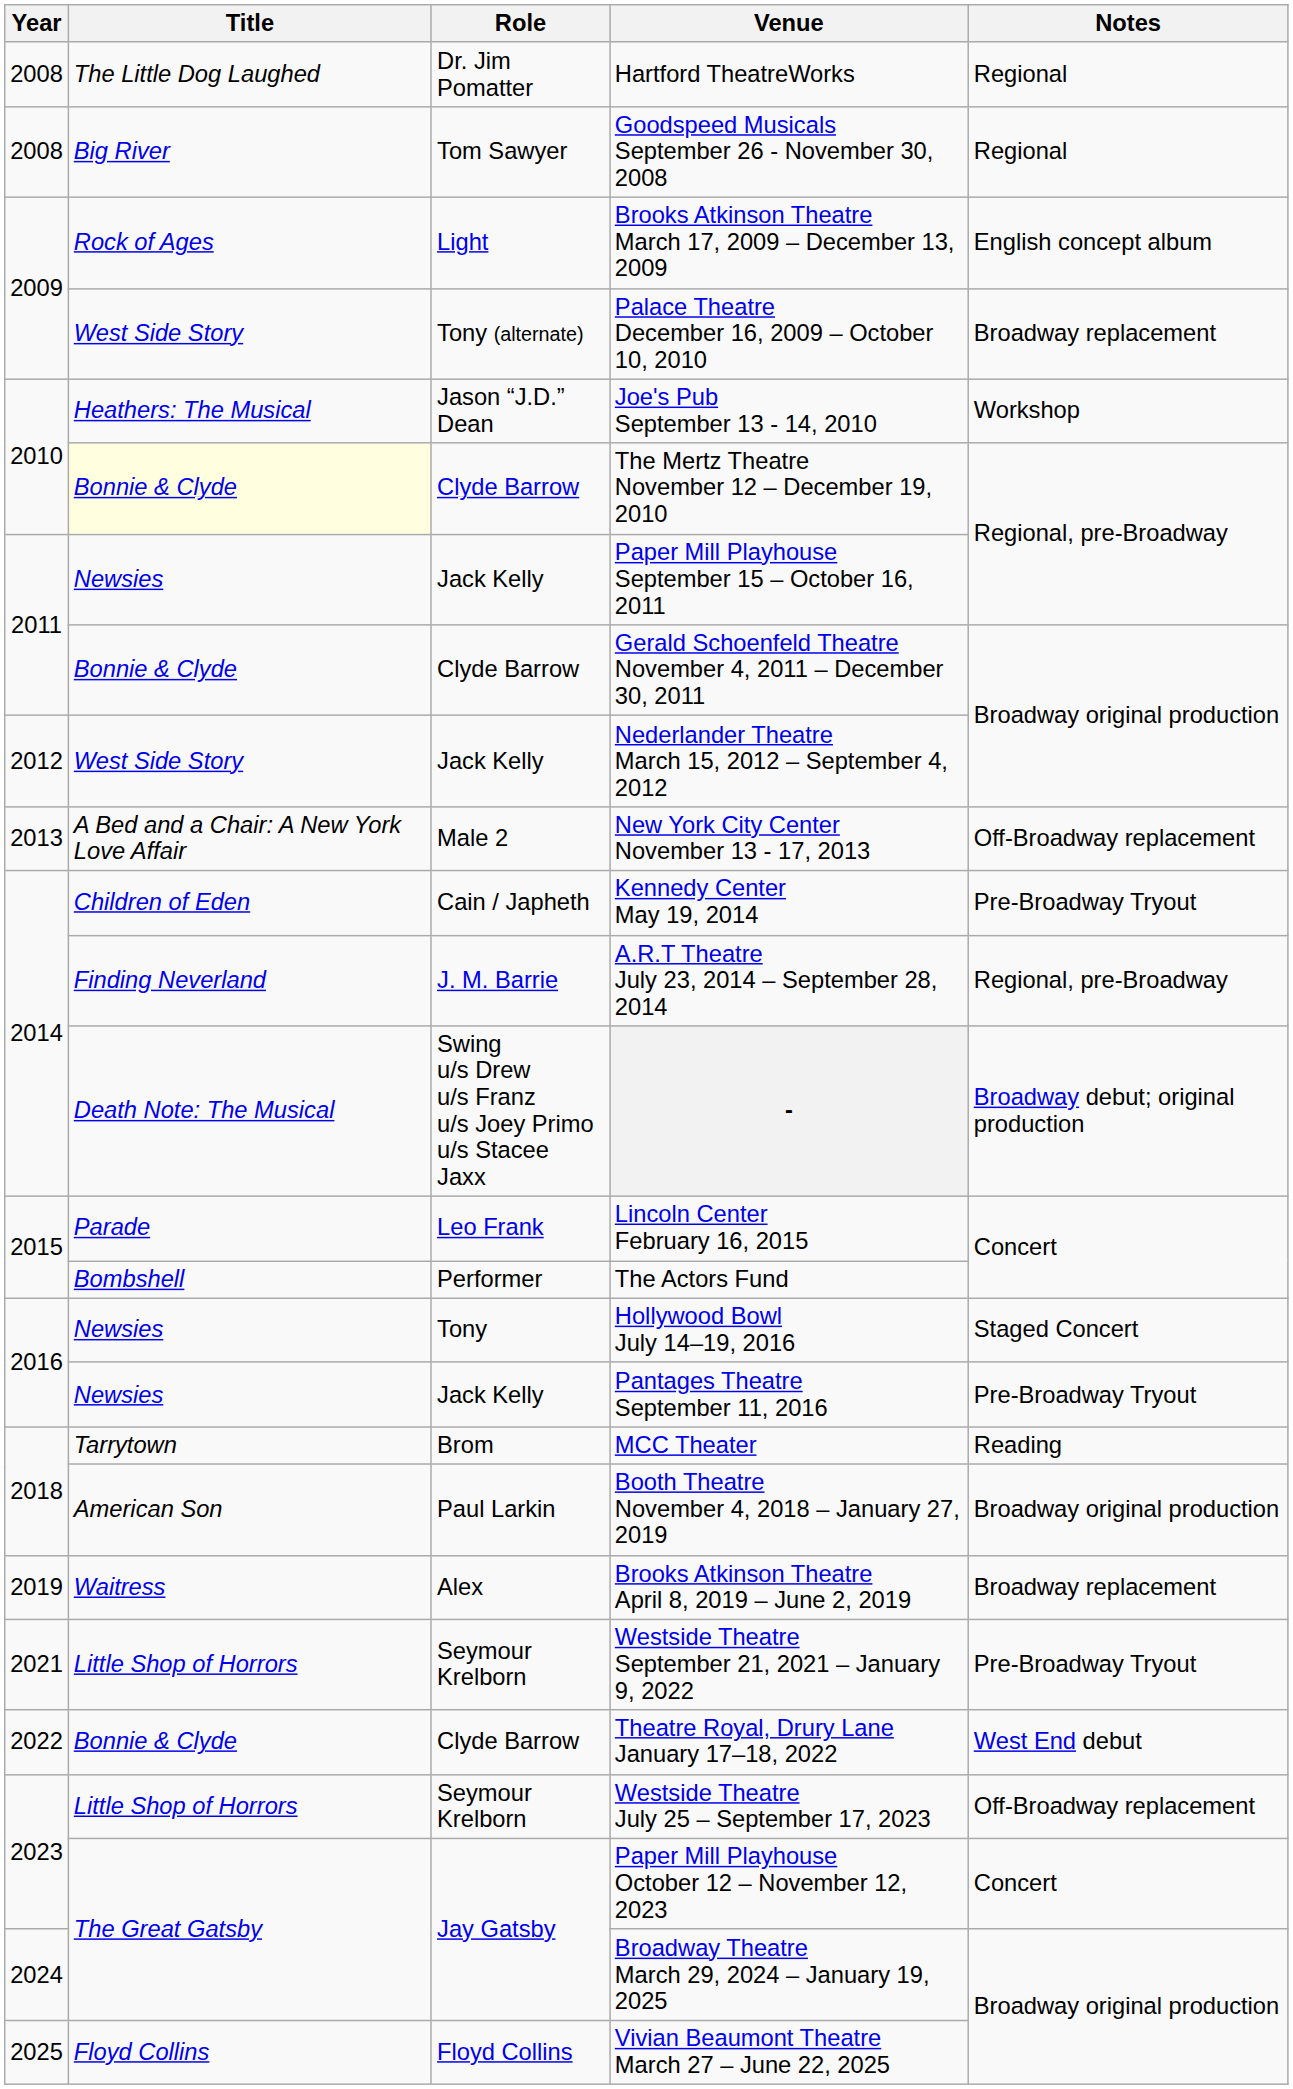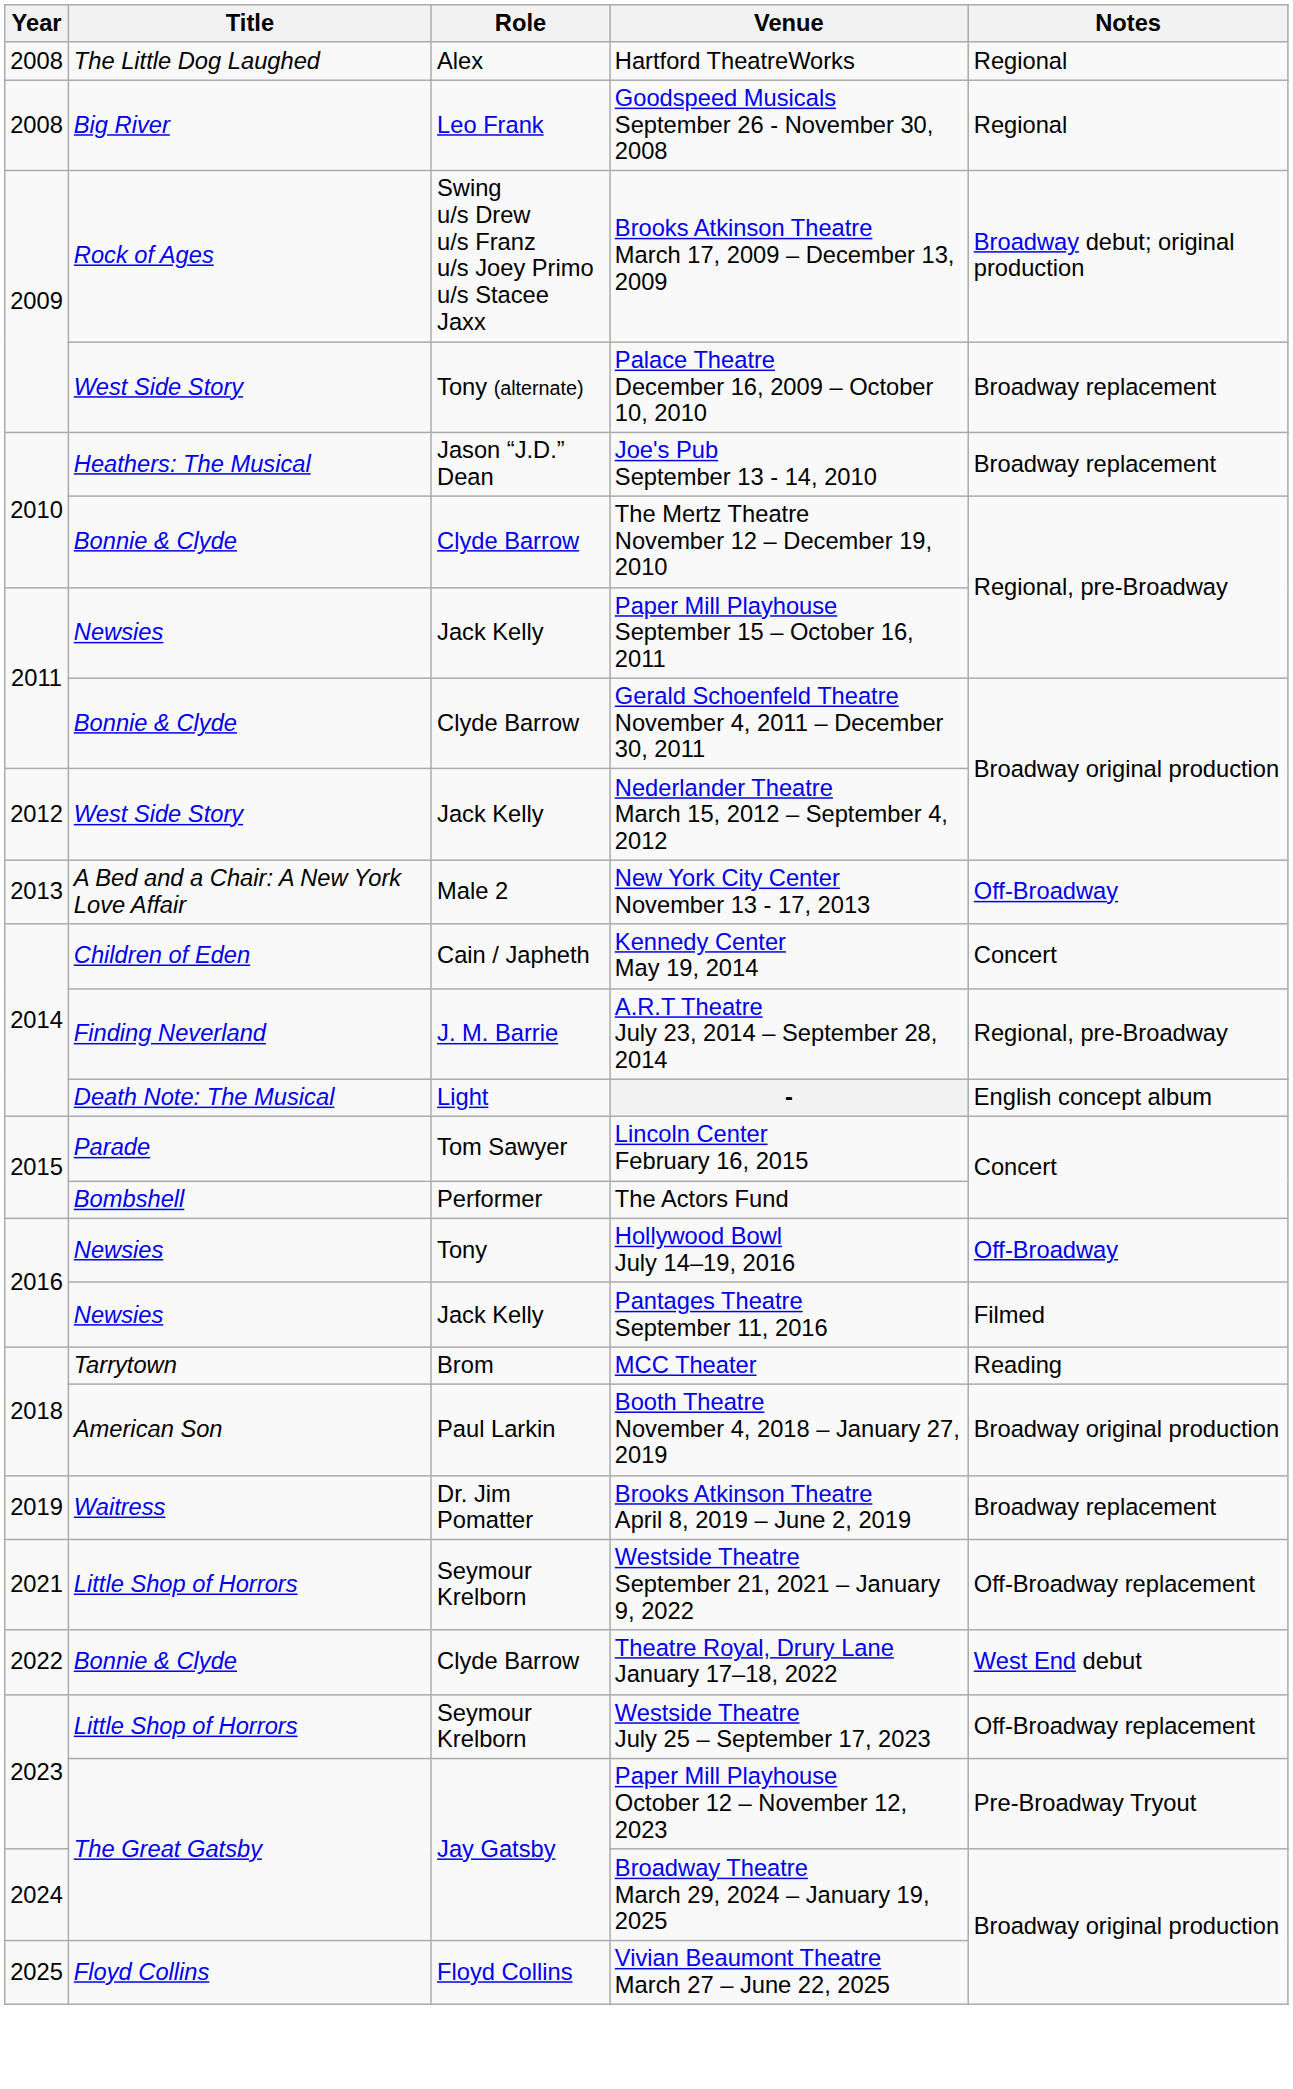(485, 74) Dr. Jim Pomatter -> (460, 60) Alex
(502, 151) Tom Sawyer -> (490, 125) Leo Frank
(463, 242) Light -> (515, 255) Swing u/s Drew u/s Franz u/s Joey Primo u/s Stacee Jaxx
(1093, 242) English concept album -> (1104, 255) Broadway debut; original production
(1027, 410) Workshop -> (1095, 464) Broadway replacement
(155, 488) lightyellow background -> (155, 541) no background
(1114, 838) Off-Broadway replacement -> (1046, 891) Off-Broadway
(1085, 902) Pre-Broadway Tryout -> (1015, 955) Concert
(515, 1110) Swing u/s Drew u/s Franz u/s Joey Primo u/s Stacee Jaxx -> (463, 1097) Light
(1104, 1110) Broadway debut; original production -> (1093, 1097) English concept album
(490, 1228) Leo Frank -> (502, 1148) Tom Sawyer
(1056, 1330) Staged Concert -> (1046, 1250) Off-Broadway
(1085, 1394) Pre-Broadway Tryout -> (1009, 1314) Filmed
(460, 1586) Alex -> (485, 1506) Dr. Jim Pomatter
(1085, 1664) Pre-Broadway Tryout -> (1114, 1584) Off-Broadway replacement
(1015, 1883) Concert -> (1085, 1803) Pre-Broadway Tryout
